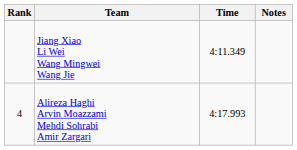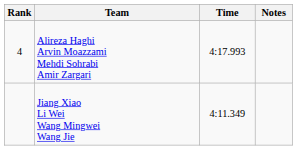rows swapped: (69, 57) <-> (72, 119)
